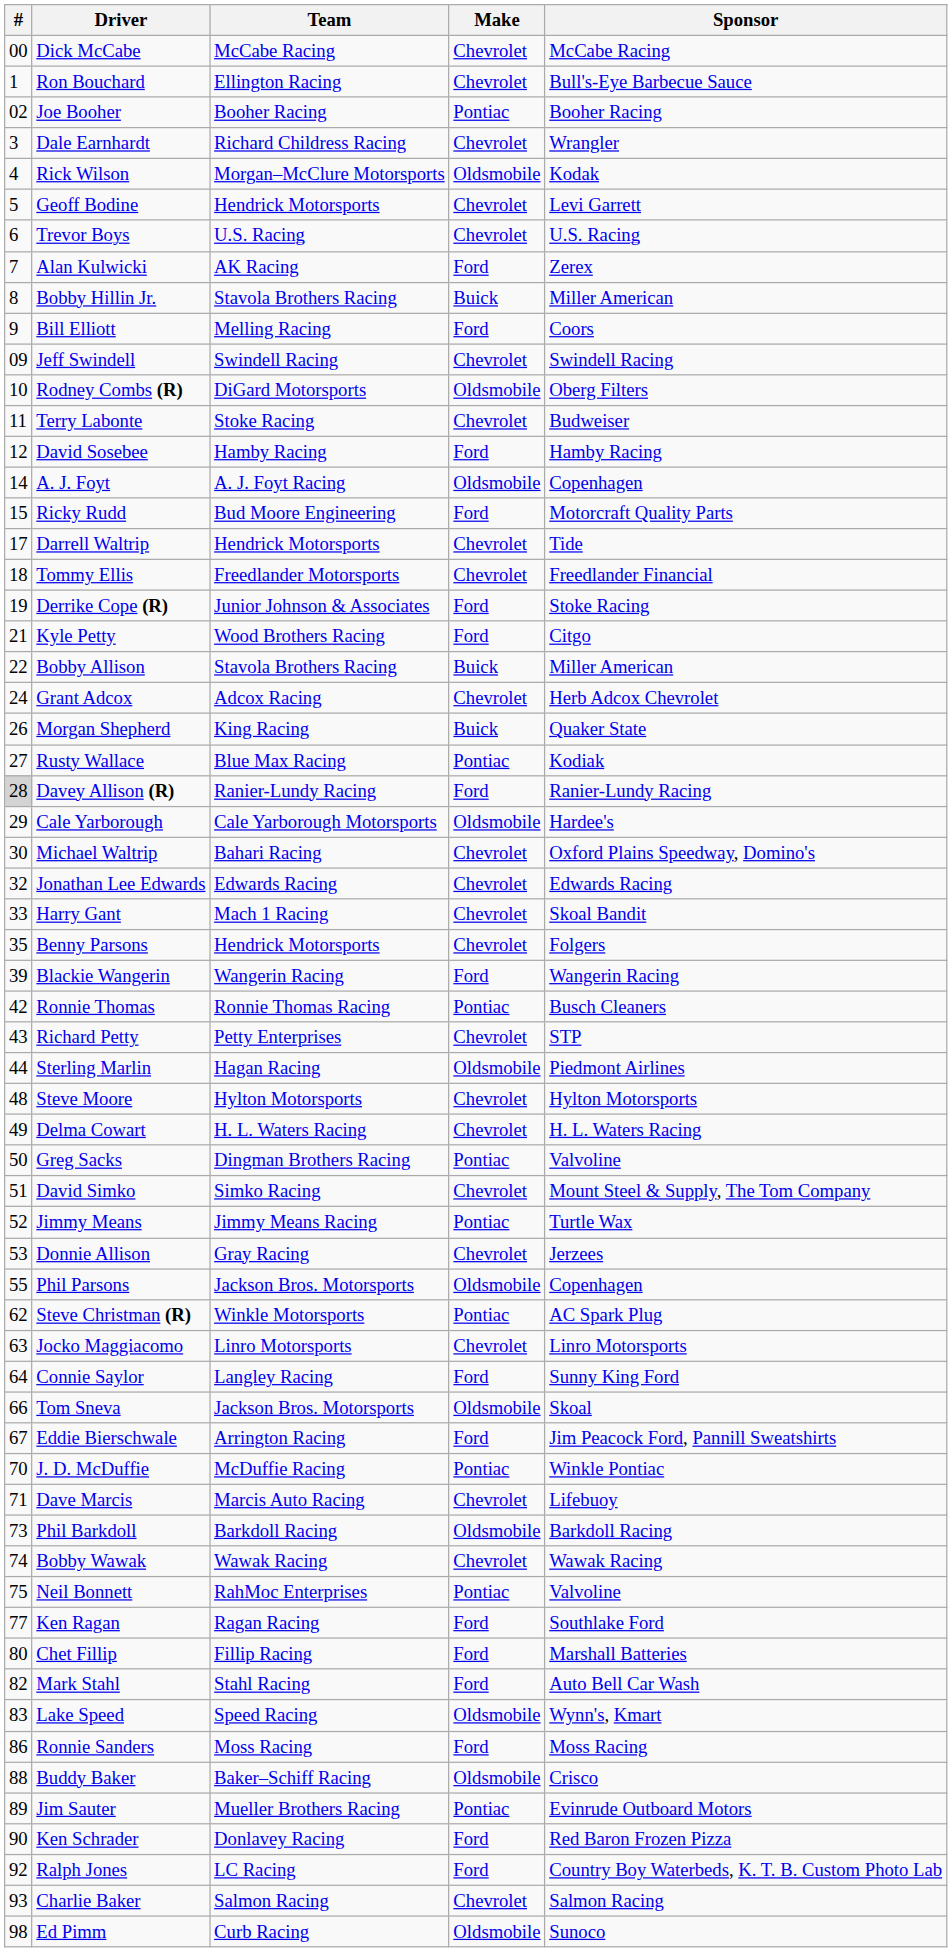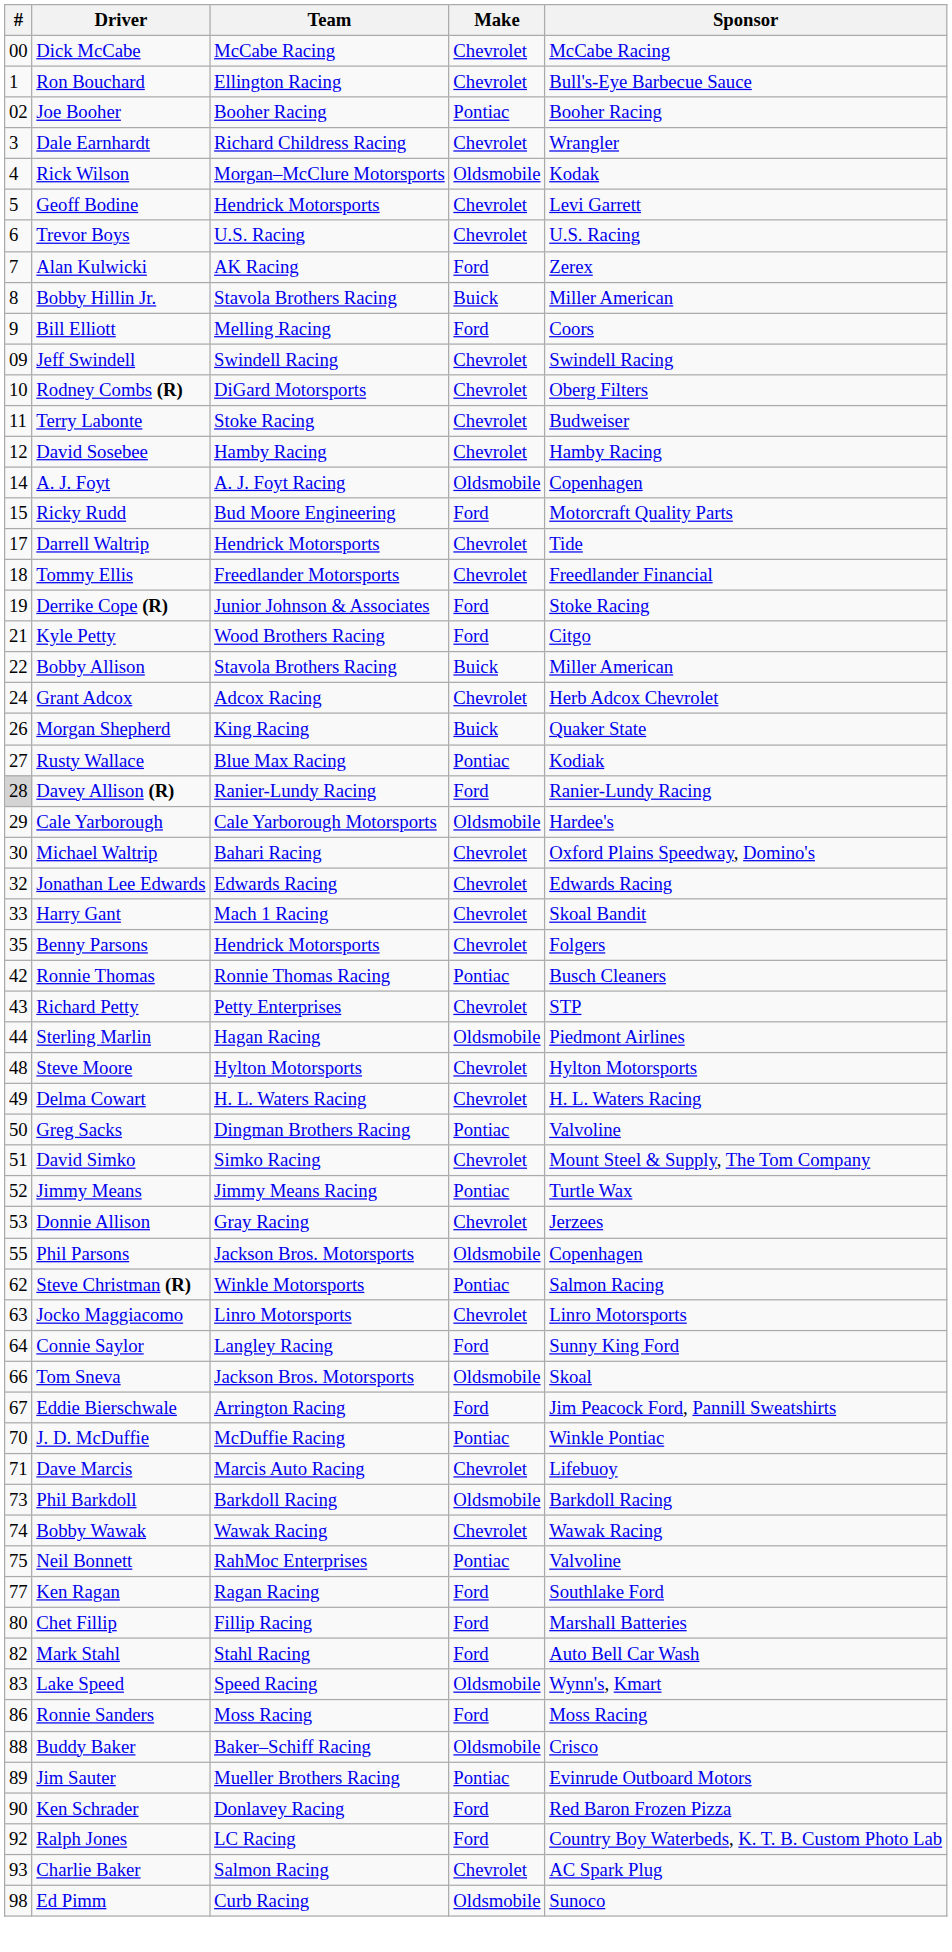(497, 390) Oldsmobile -> (490, 390) Chevrolet
(471, 451) Ford -> (490, 451) Chevrolet
- row: (103, 975)
(606, 1314) AC Spark Plug -> (607, 1284) Salmon Racing
(607, 1900) Salmon Racing -> (606, 1869) AC Spark Plug
